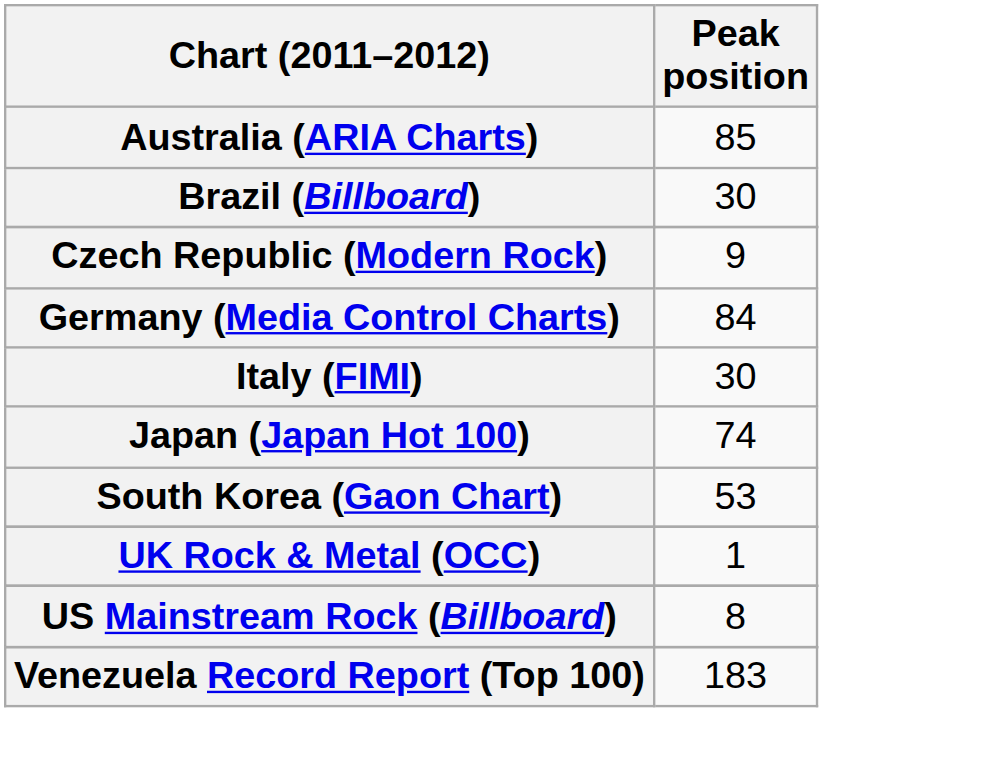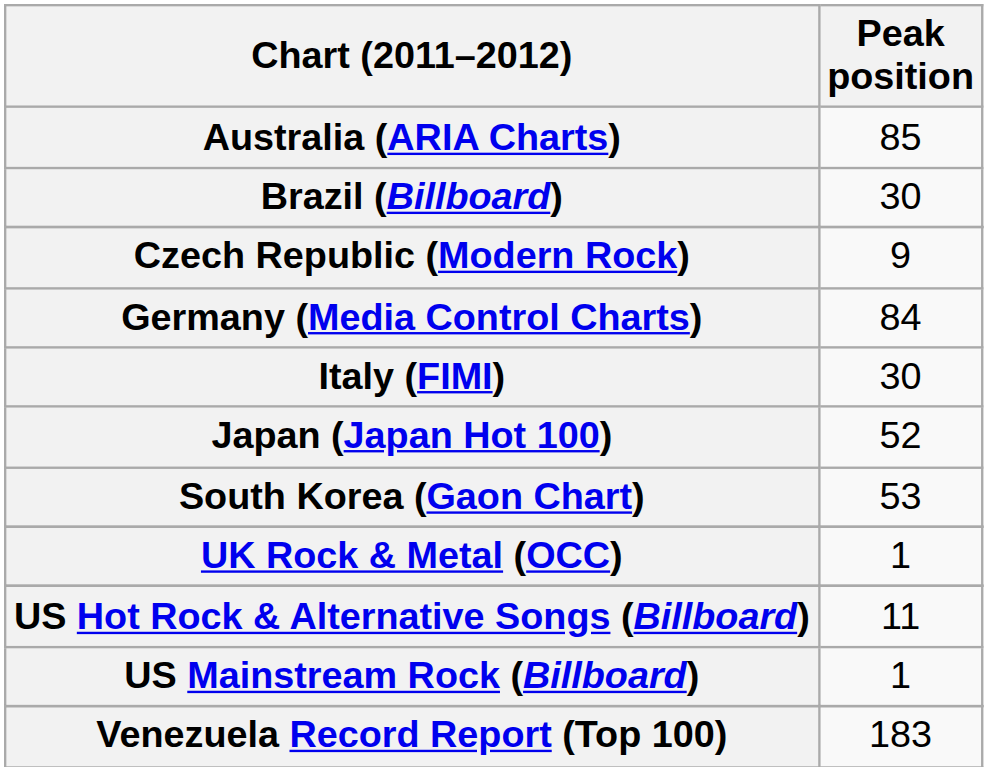(736, 436) 74 -> (901, 436) 52
+ row: (412, 615)
(736, 615) 8 -> (901, 675) 1
